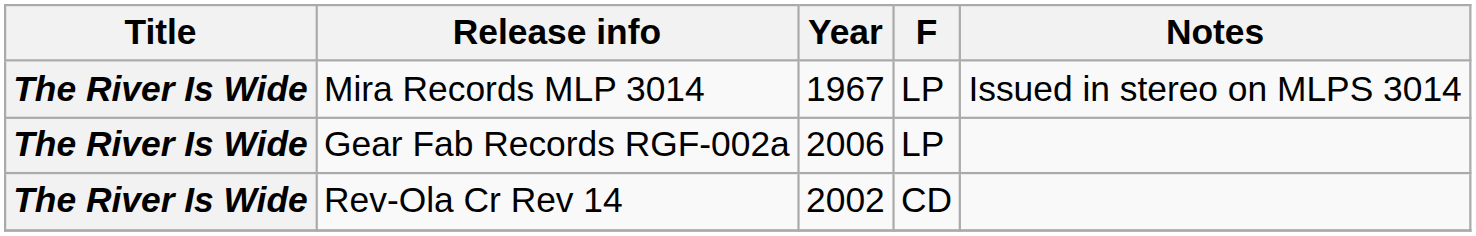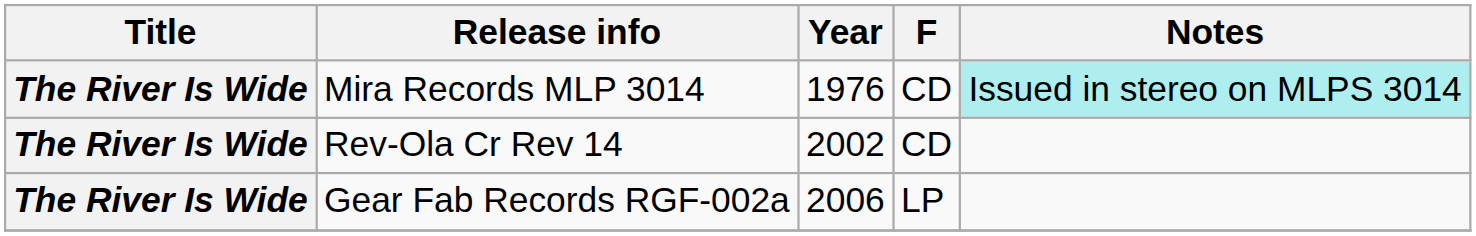(845, 88) 1967 -> (845, 88) 1976
(923, 88) LP -> (927, 88) CD
(1215, 88) no background -> (1215, 88) paleturquoise background
rows swapped: (473, 200) <-> (557, 144)
